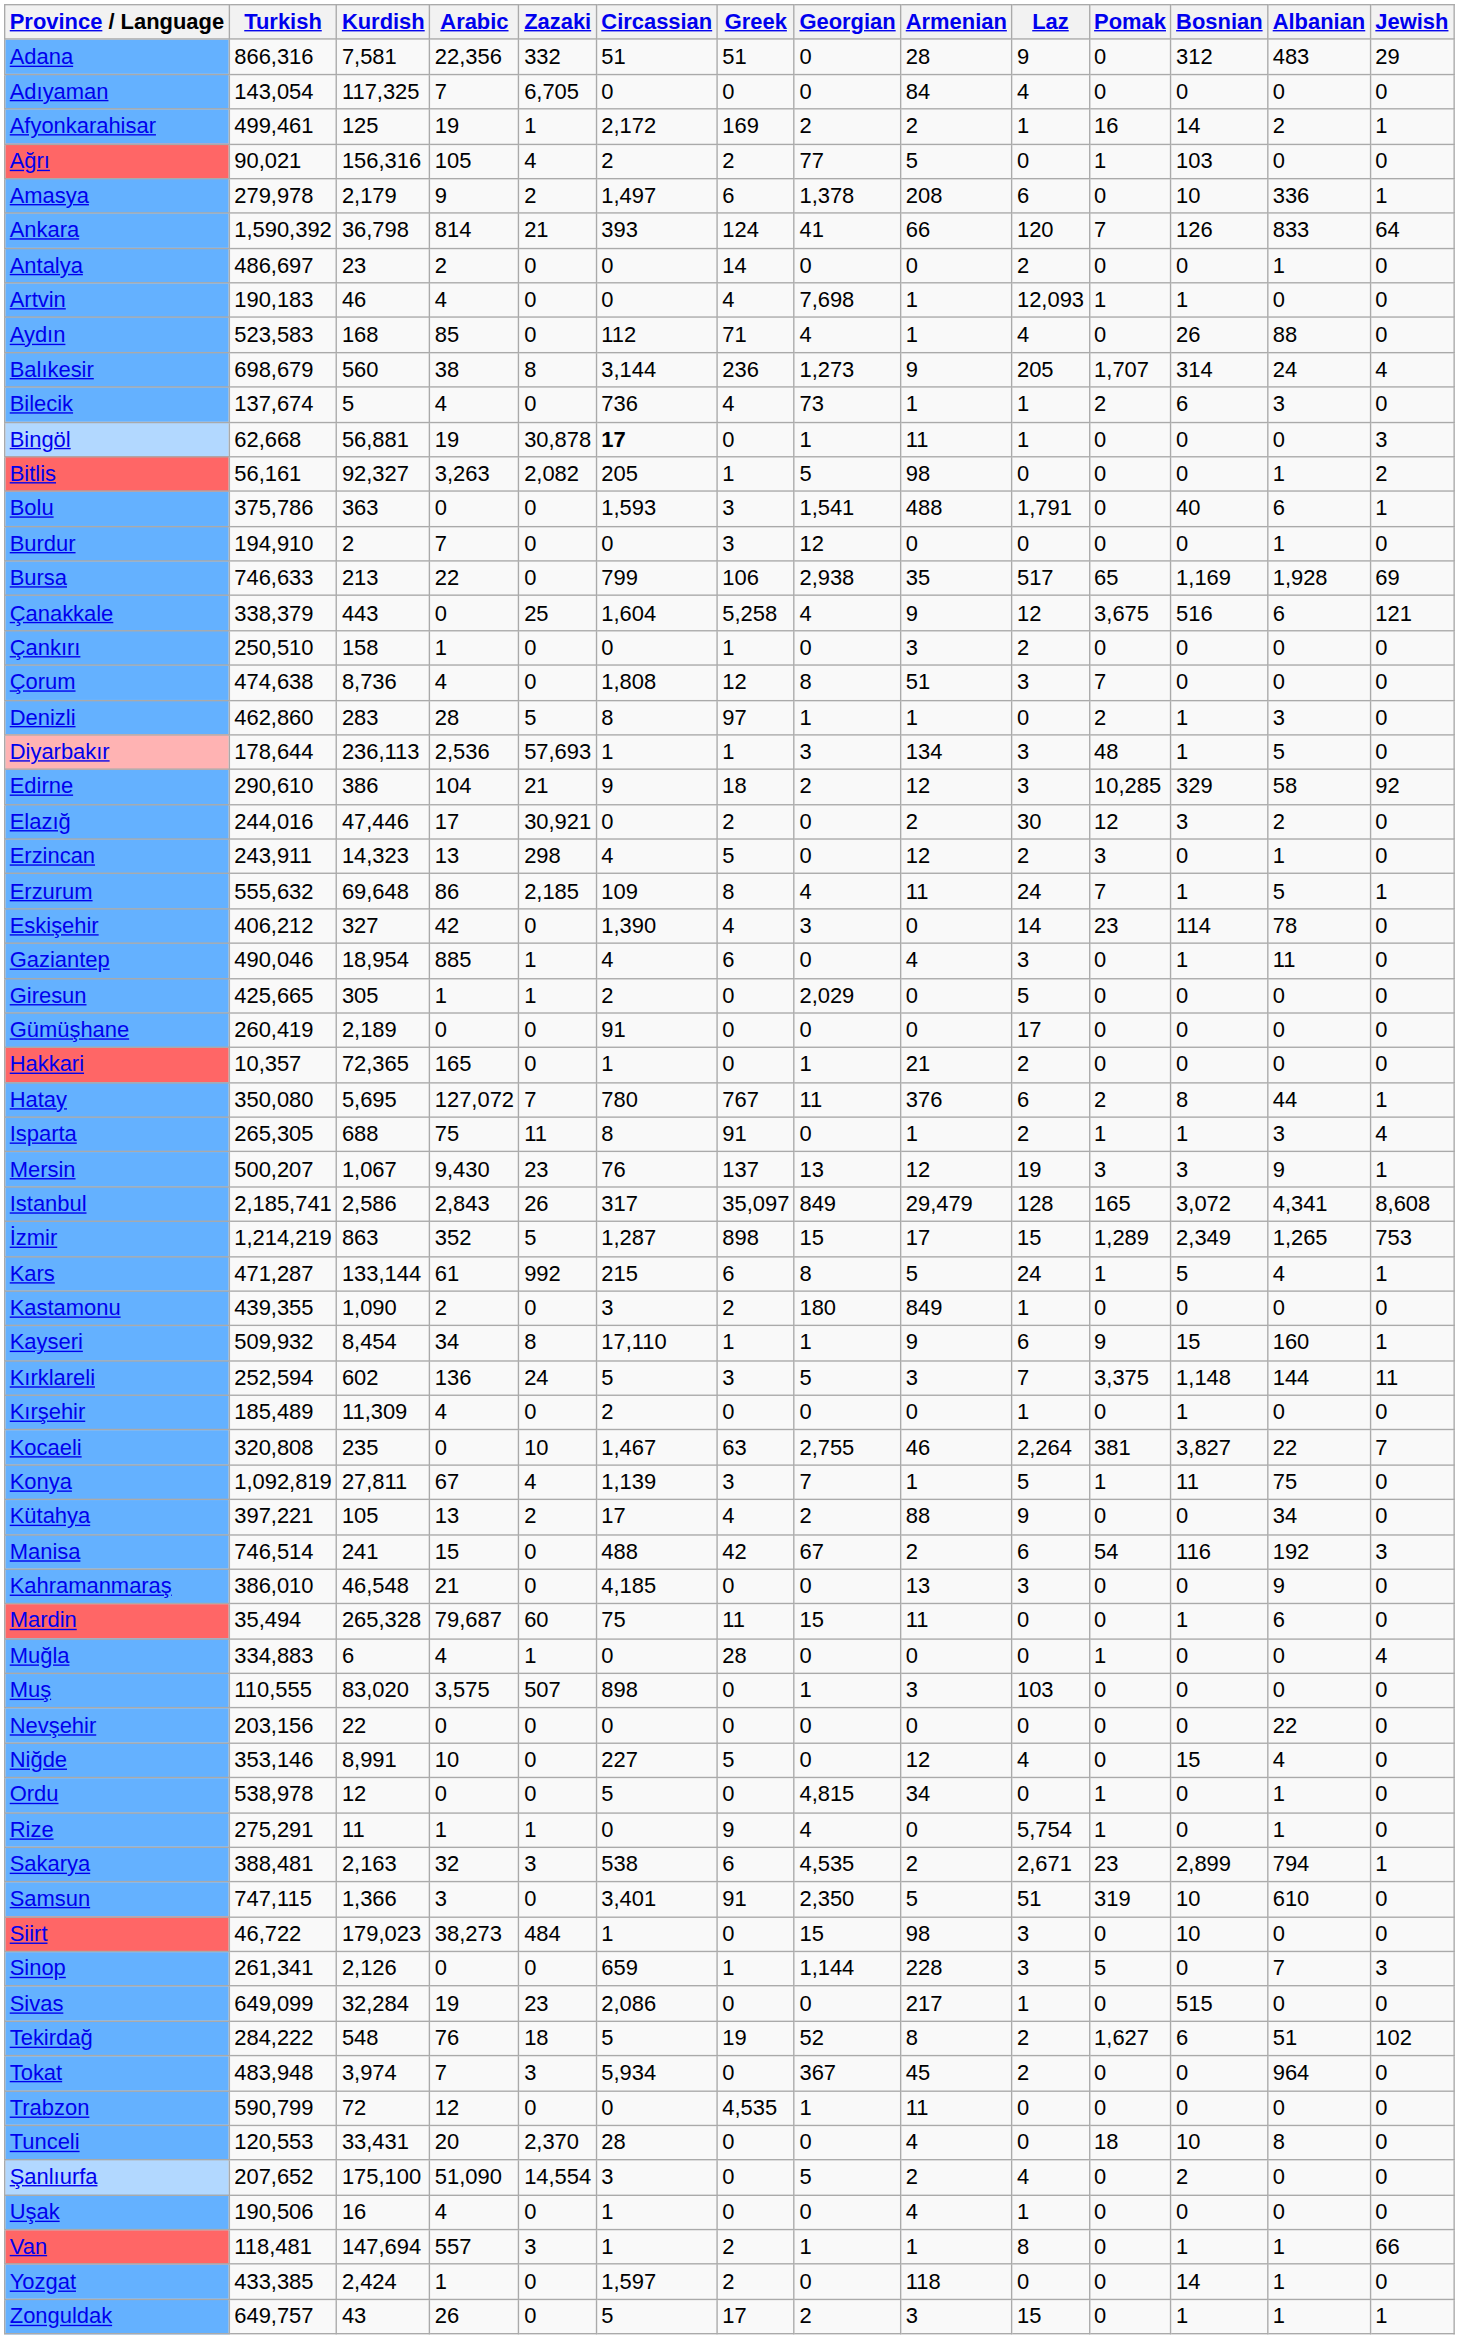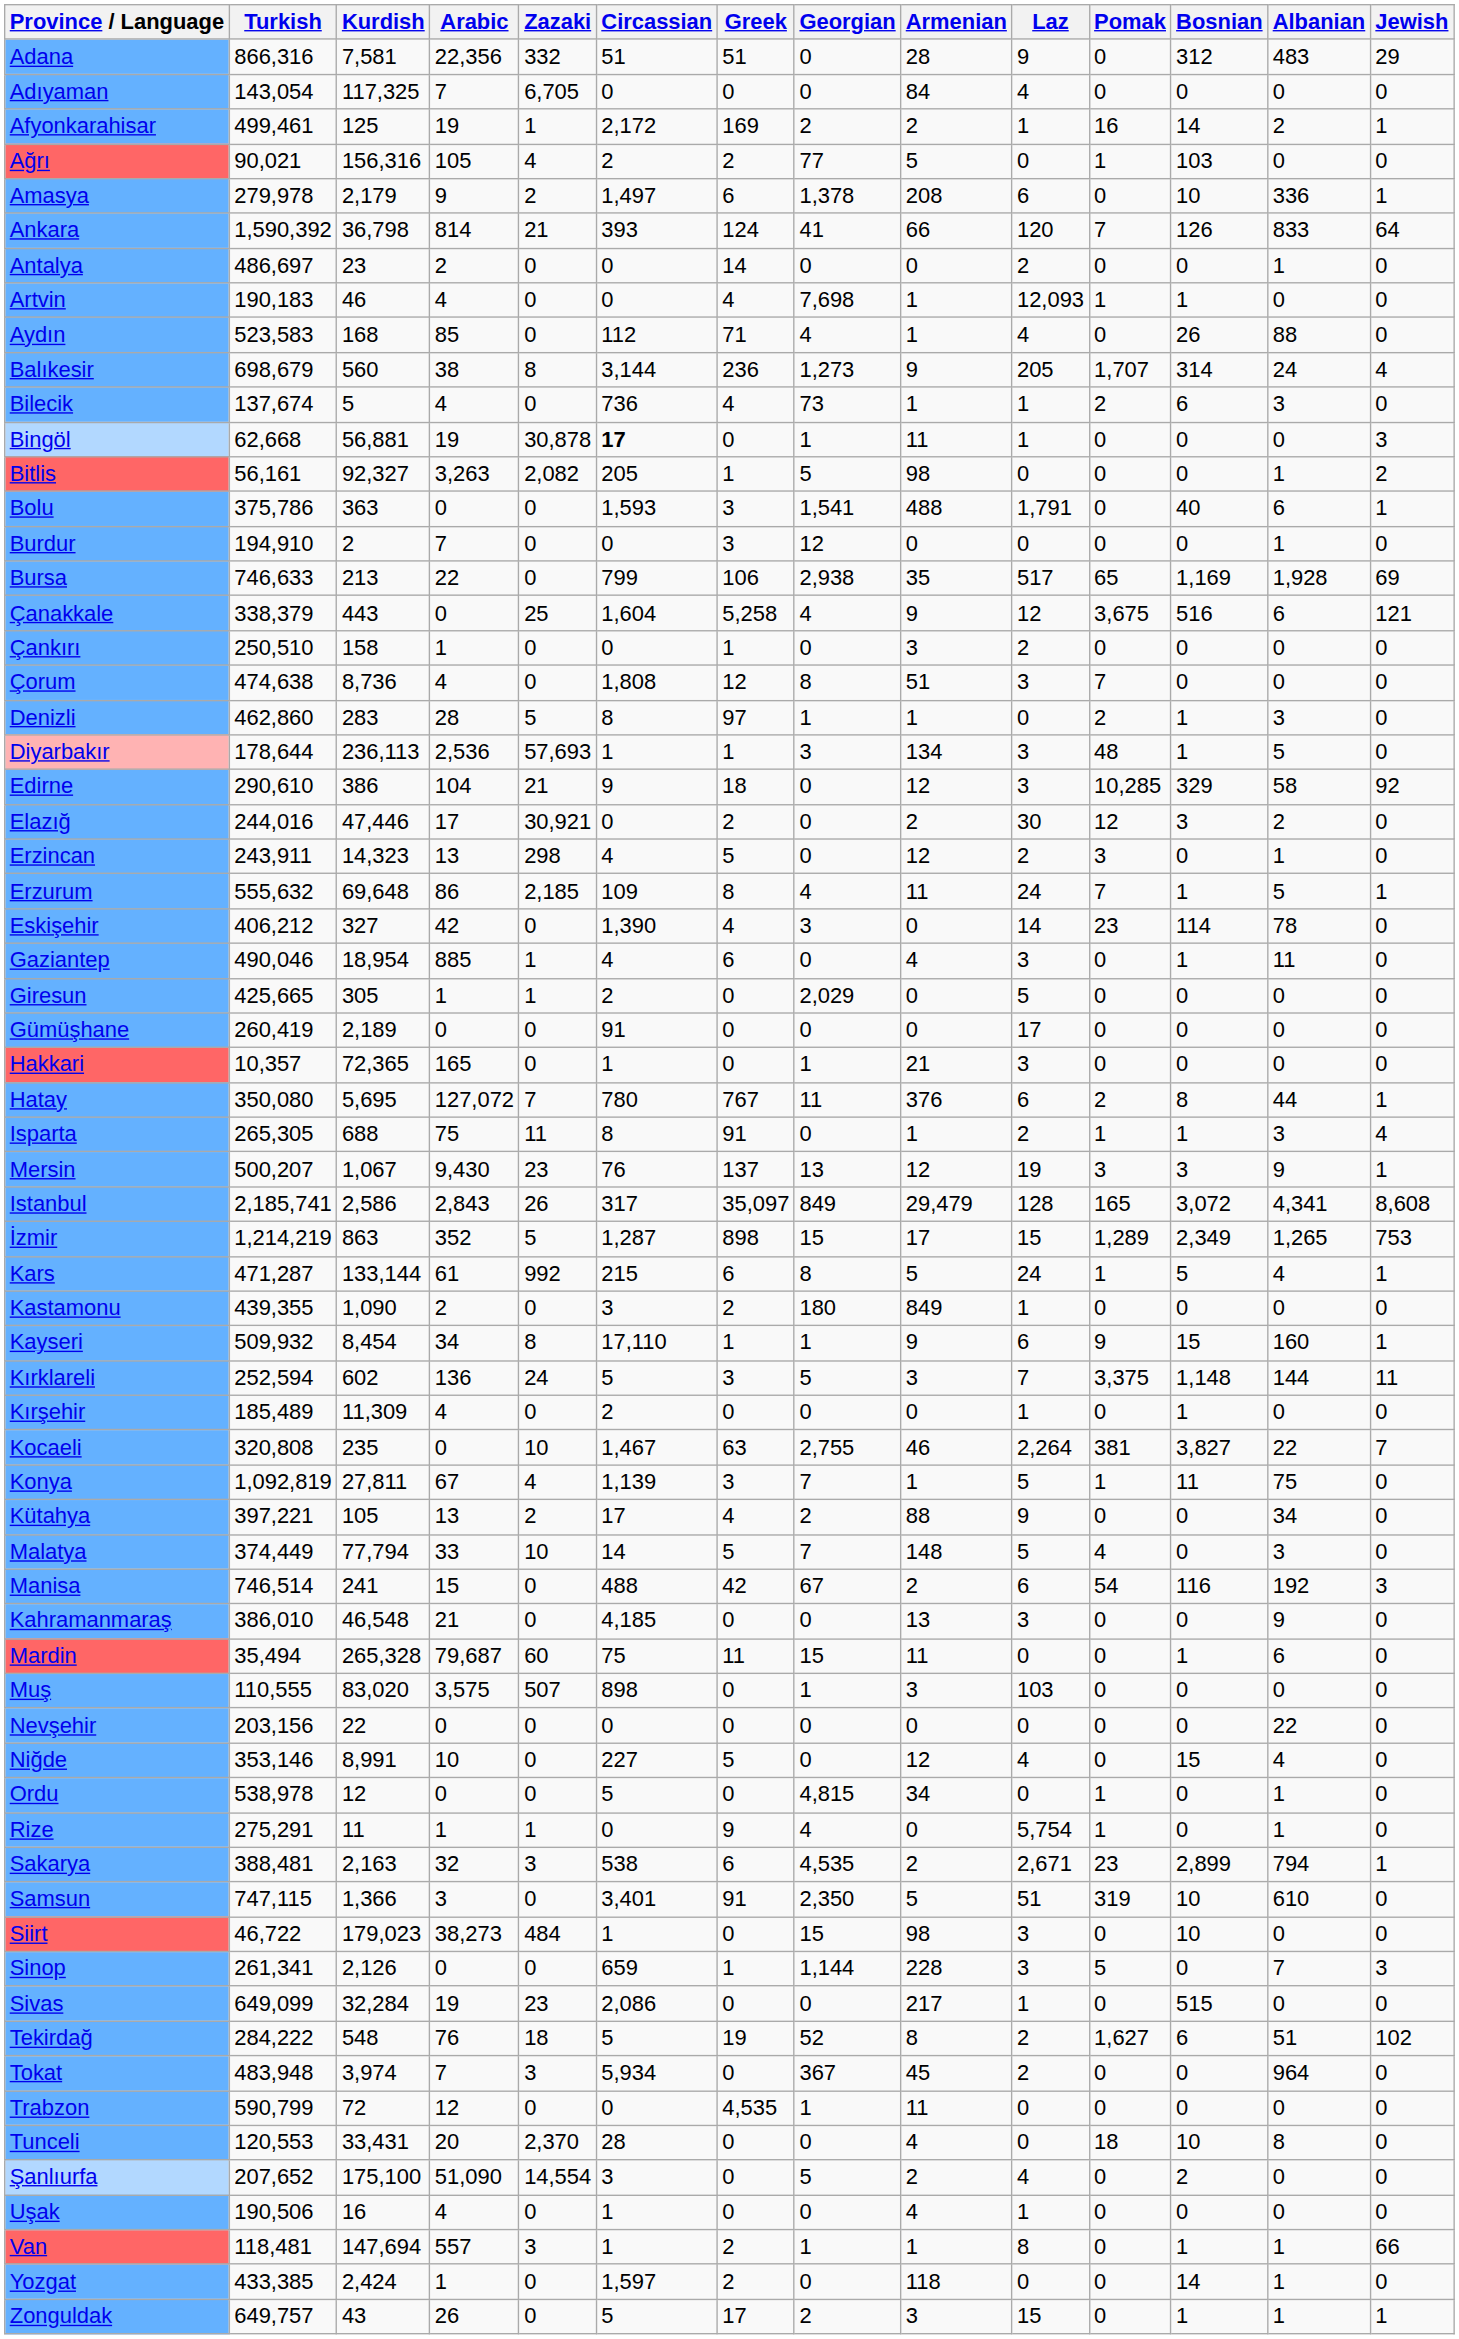(806, 786) 2 -> (806, 786) 0
(1023, 1064) 2 -> (1023, 1064) 3
+ row: (48, 1551)
- row: (40, 1655)
